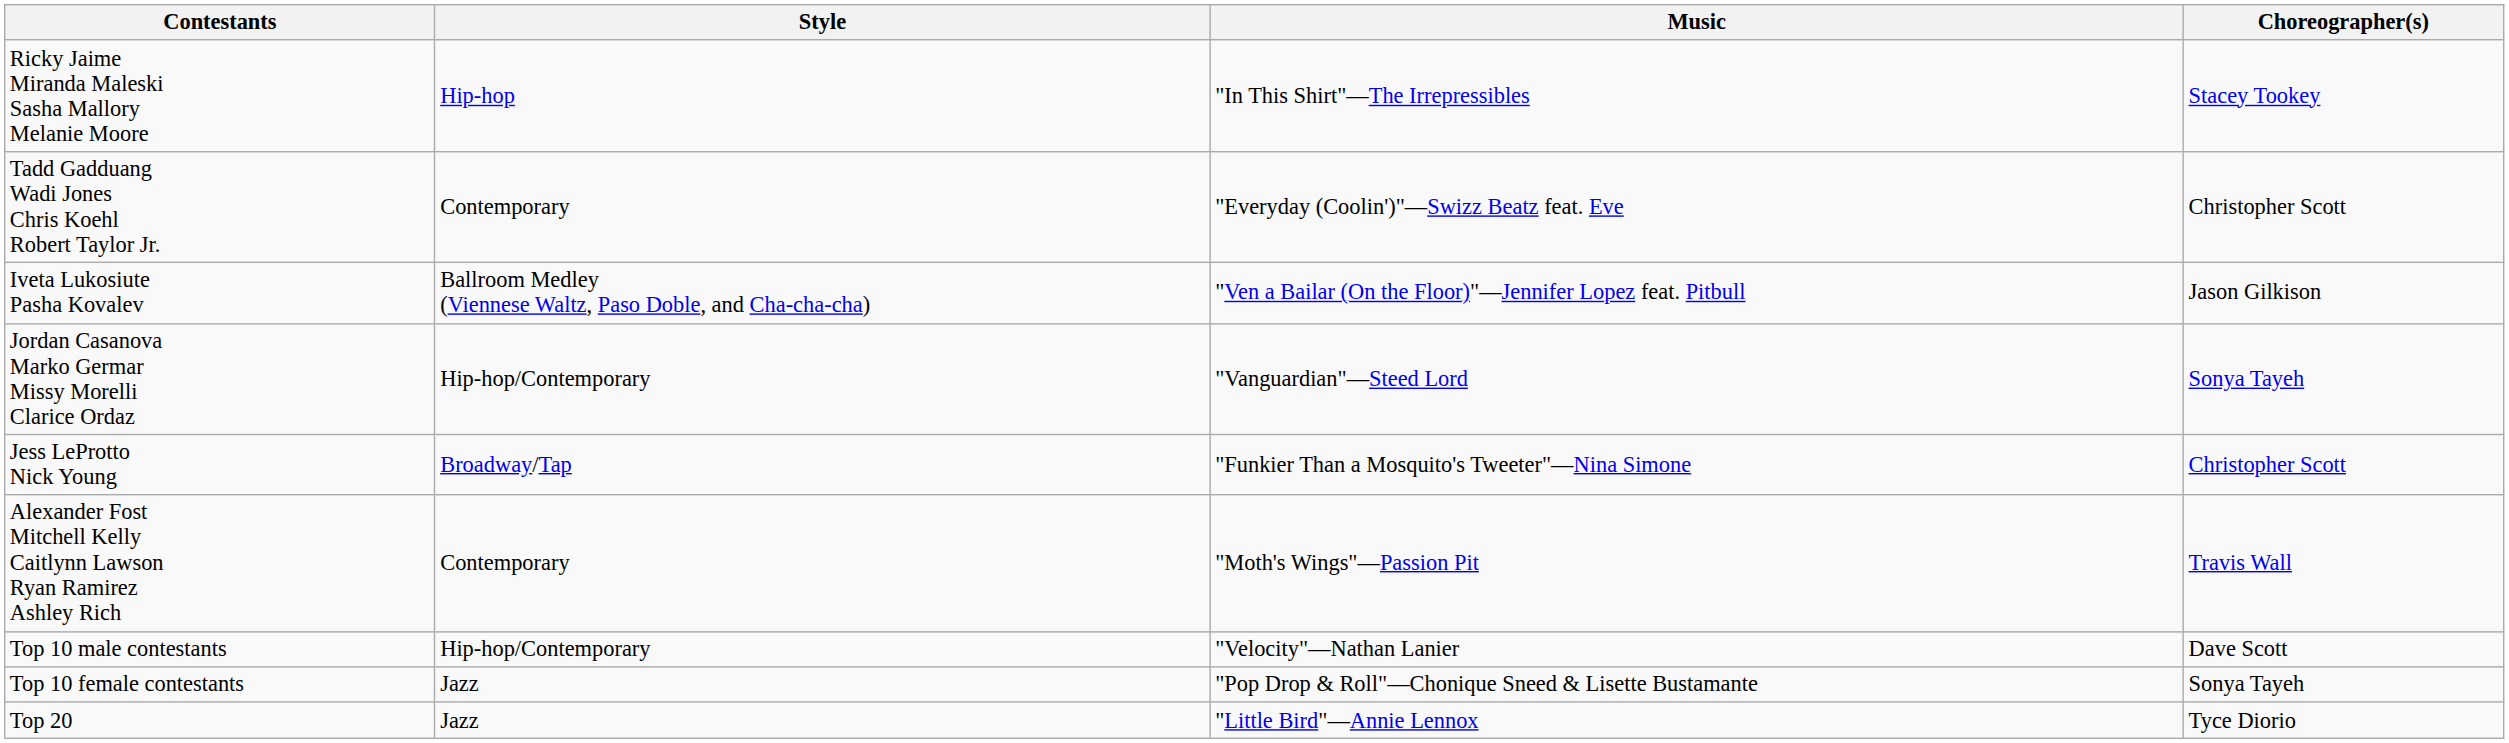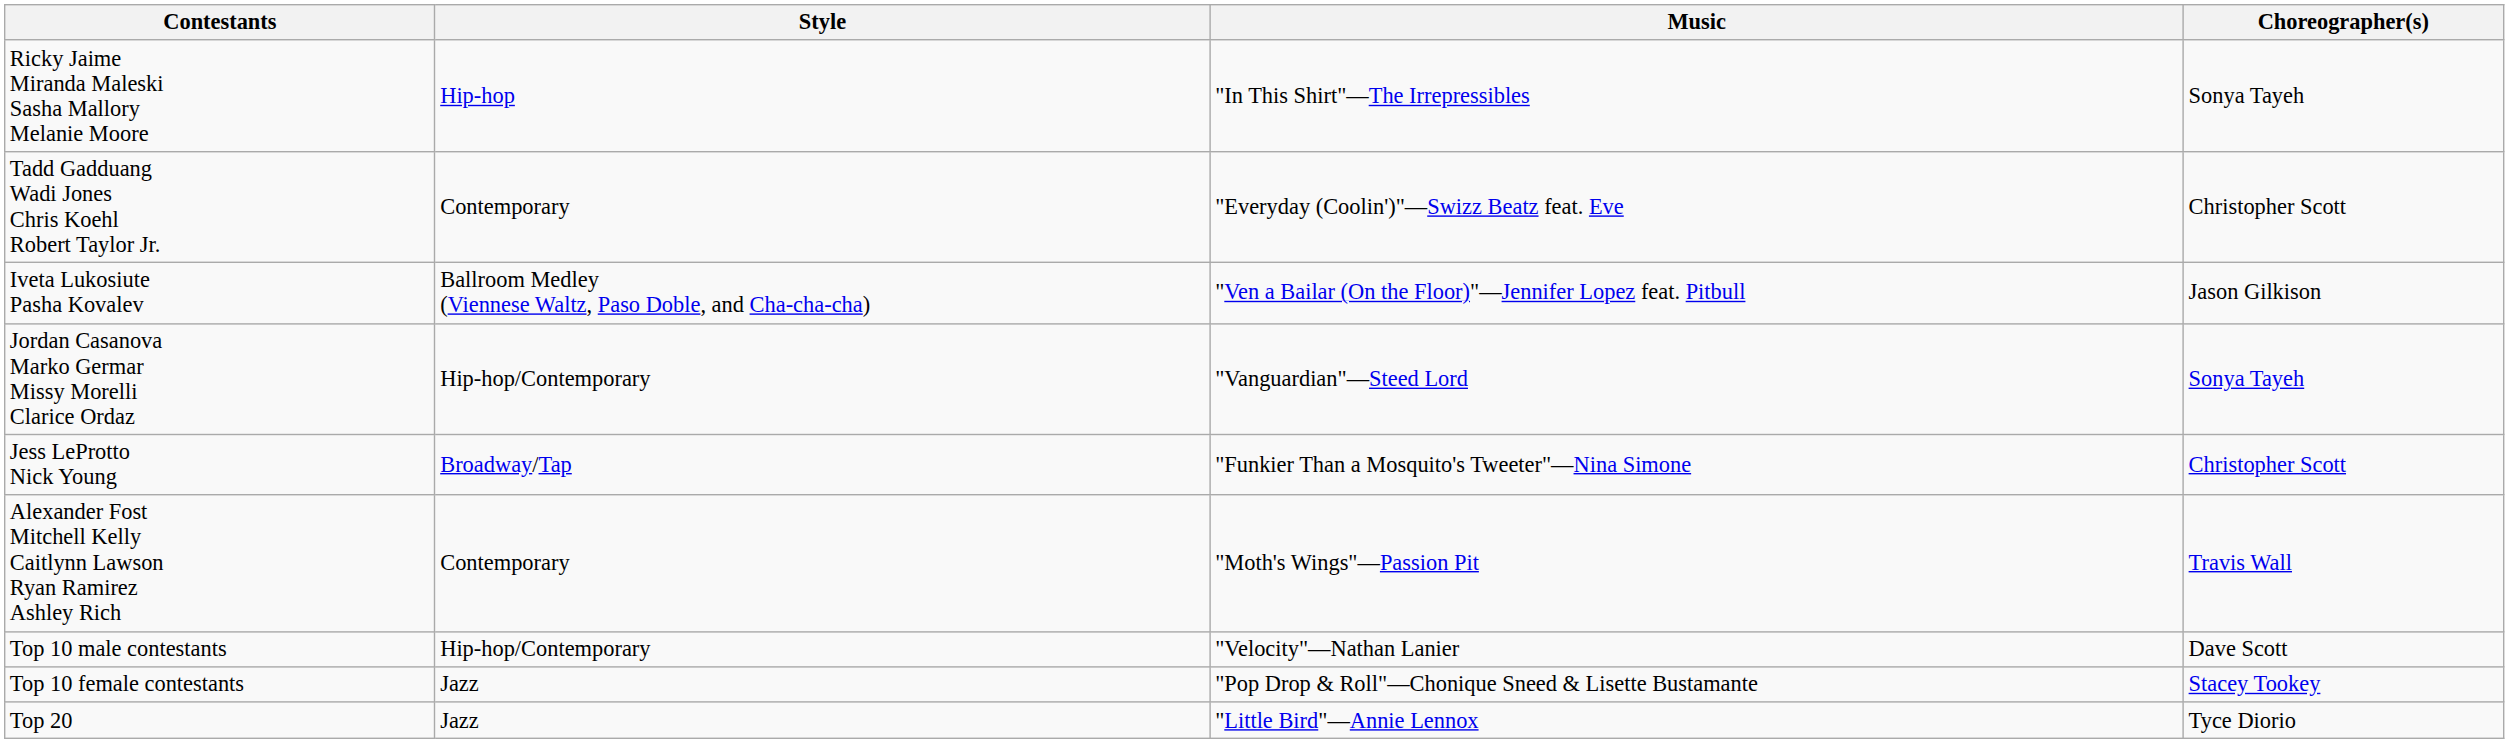(2254, 95) Stacey Tookey -> (2246, 95) Sonya Tayeh
(2246, 684) Sonya Tayeh -> (2254, 684) Stacey Tookey
